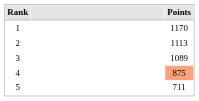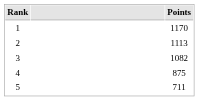(179, 58) 1089 -> (179, 58) 1082
(179, 73) lightsalmon background -> (179, 73) no background
